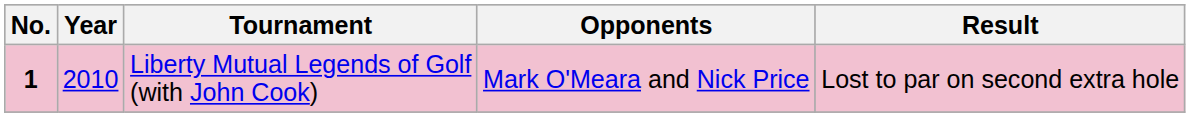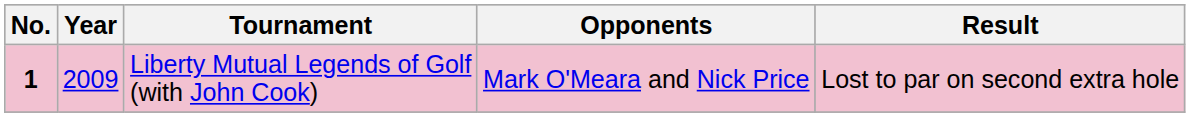(91, 79) 2010 -> (91, 79) 2009
